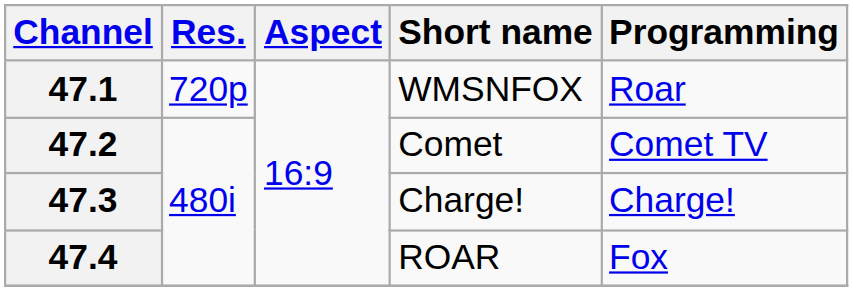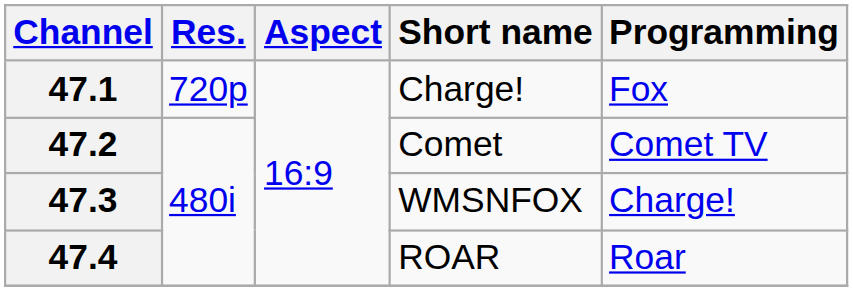(491, 88) WMSNFOX -> (461, 88) Charge!
(647, 88) Roar -> (639, 88) Fox
(461, 200) Charge! -> (491, 200) WMSNFOX
(639, 256) Fox -> (647, 256) Roar
